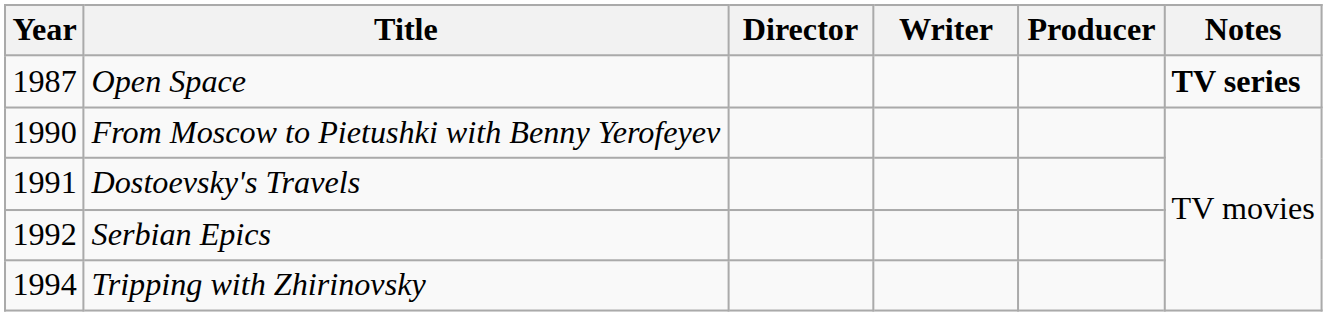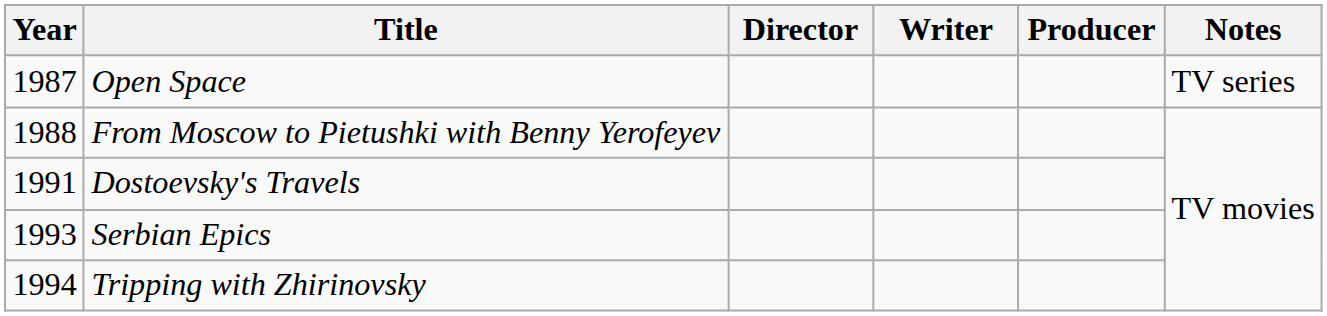(1236, 81) bold -> (1233, 81) normal
(45, 132) 1990 -> (45, 132) 1988
(45, 234) 1992 -> (45, 234) 1993
